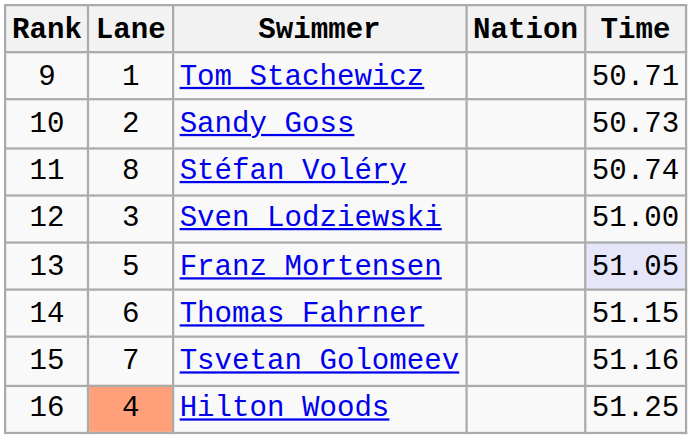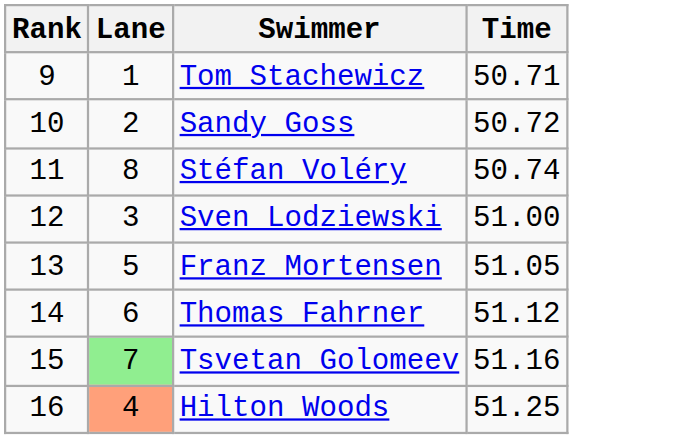- column: (526, 29)
(636, 124) 50.73 -> (517, 124) 50.72
(636, 266) lavender background -> (517, 266) no background
(636, 314) 51.15 -> (517, 314) 51.12
(131, 361) no background -> (131, 361) lightgreen background
